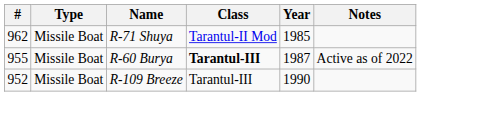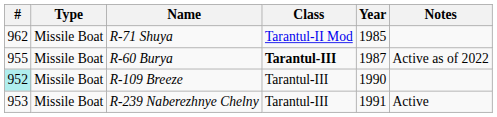(18, 79) no background -> (18, 79) paleturquoise background
+ row: (184, 101)
